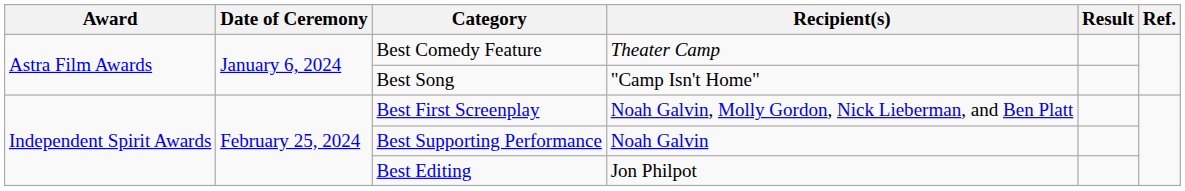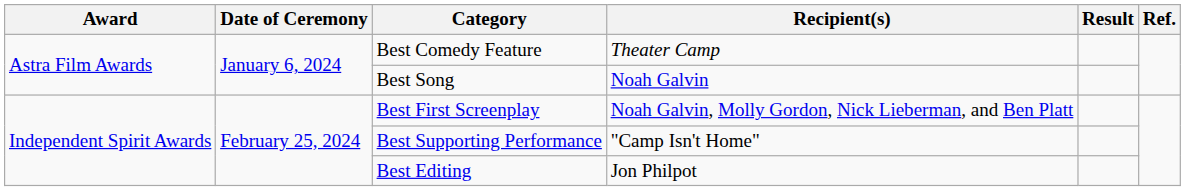(685, 79) "Camp Isn't Home" -> (660, 79) Noah Galvin
(660, 140) Noah Galvin -> (685, 140) "Camp Isn't Home"
